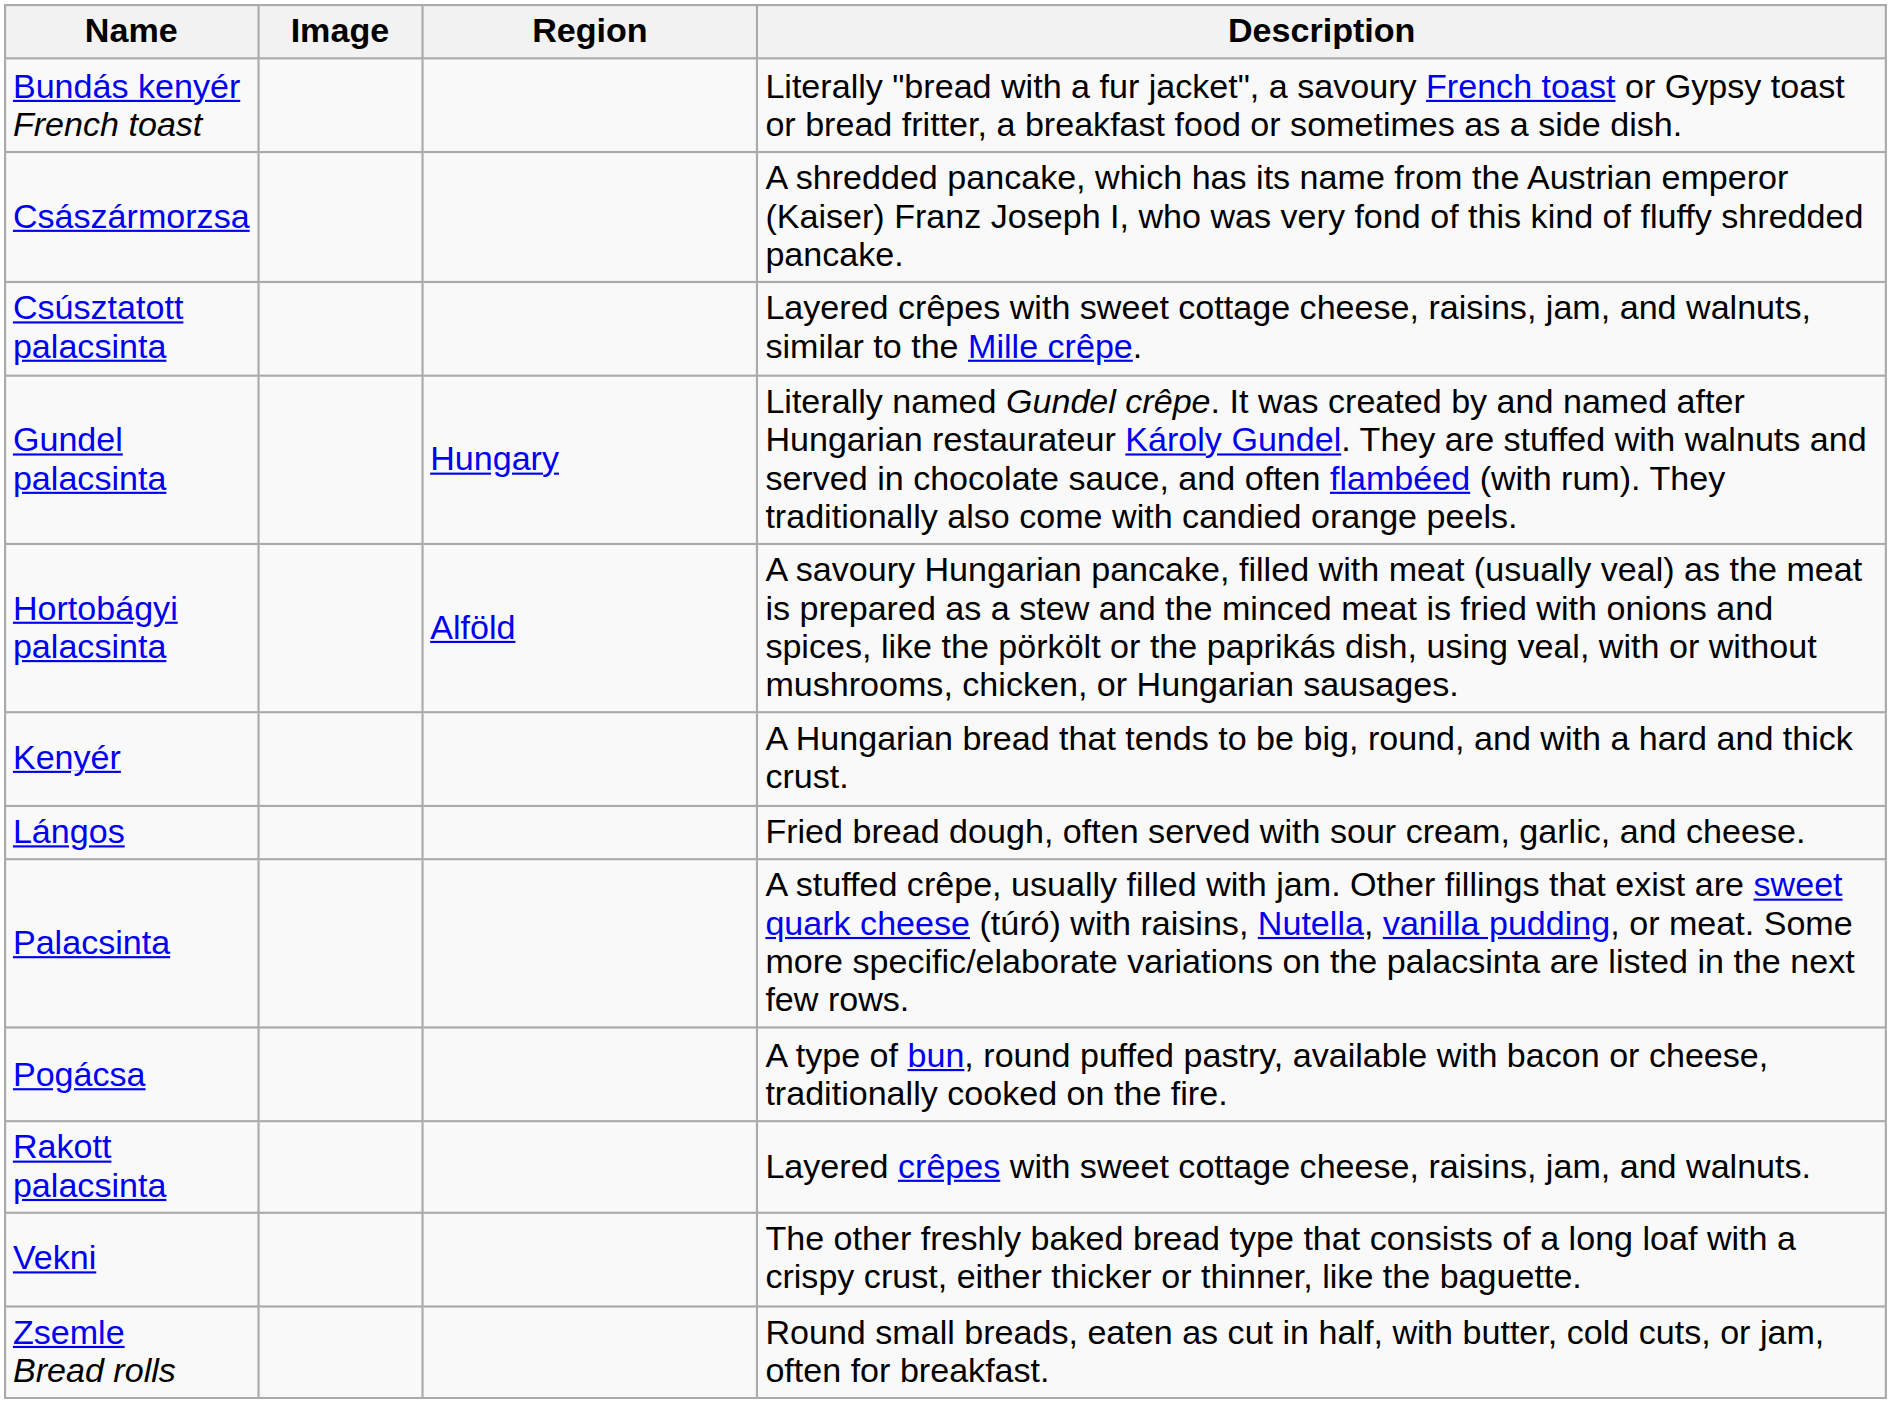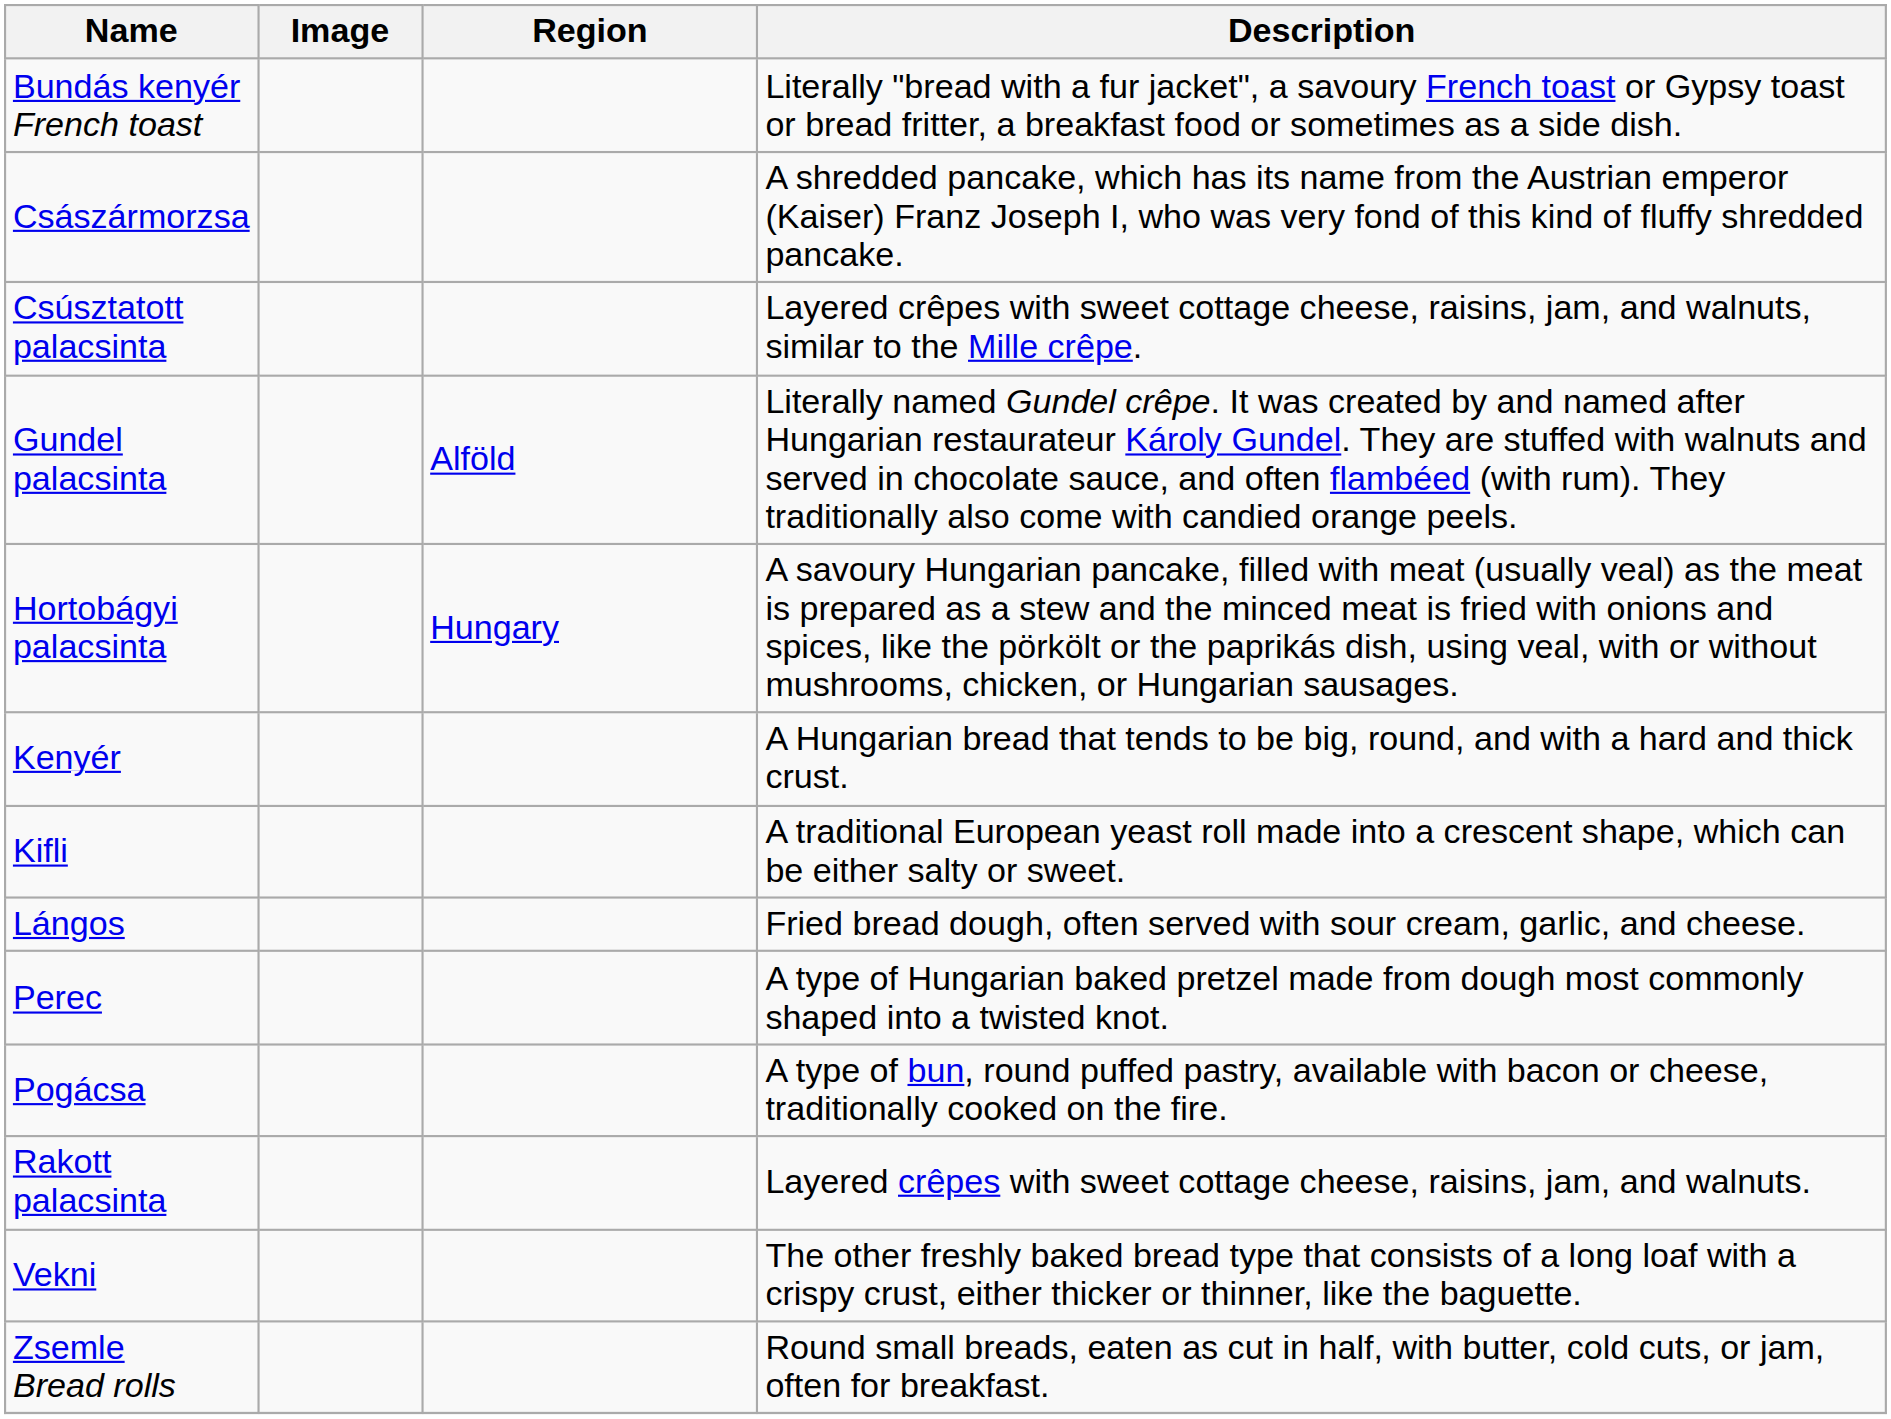(495, 458) Hungary -> (473, 458) Alföld
(473, 627) Alföld -> (495, 627) Hungary
+ row: (40, 850)
- row: (92, 943)
+ row: (57, 997)
